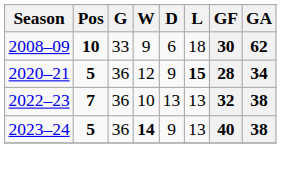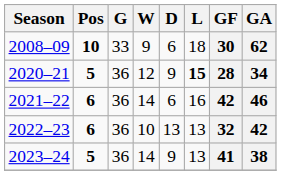+ row: (39, 101)
(91, 101) 7 -> (91, 128) 6
(259, 101) 38 -> (259, 128) 42
(146, 128) bold -> (146, 156) normal
(226, 128) 40 -> (226, 156) 41
